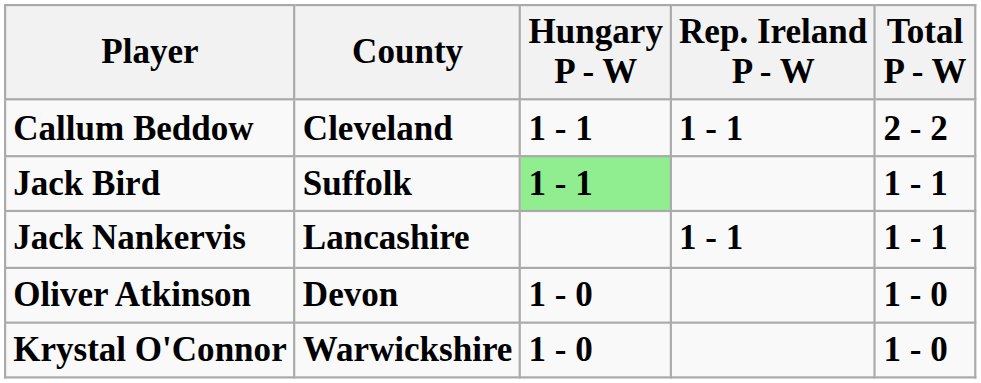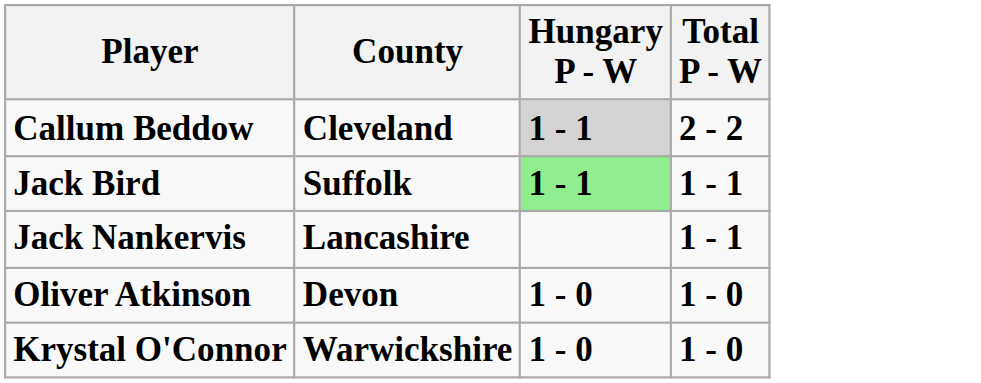- column: (773, 51)
(561, 127) no background -> (561, 127) lightgrey background
